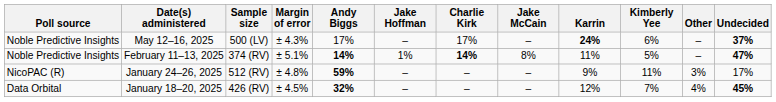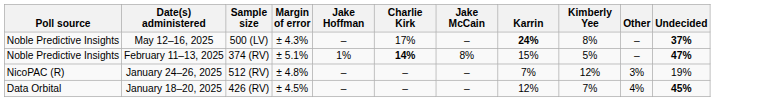- column: (344, 19)
(652, 40) 6% -> (590, 40) 8%
(590, 56) 11% -> (528, 56) 15%
(590, 73) 9% -> (528, 73) 7%
(652, 73) 11% -> (590, 73) 12%
(743, 73) 17% -> (681, 73) 19%
